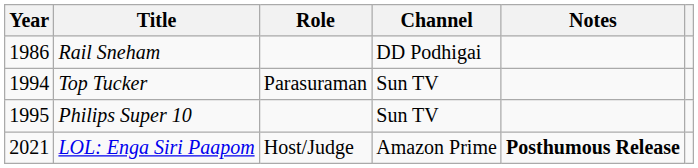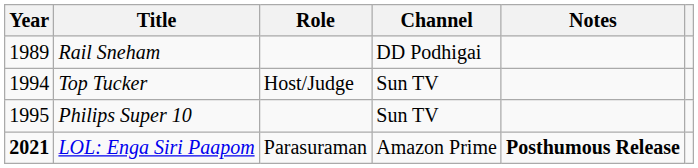(29, 52) 1986 -> (29, 52) 1989
(315, 83) Parasuraman -> (309, 83) Host/Judge
(29, 147) normal -> (29, 147) bold
(309, 147) Host/Judge -> (315, 147) Parasuraman
